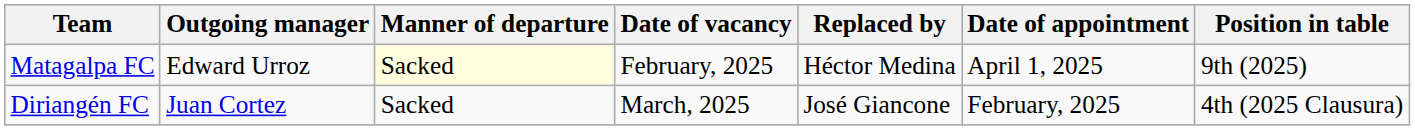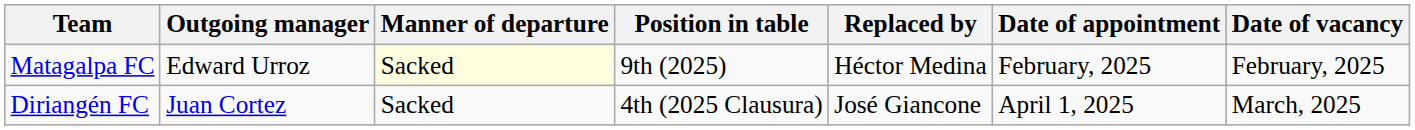columns swapped: (706, 24) <-> (1302, 24)
(1035, 64) April 1, 2025 -> (1075, 64) February, 2025
(1044, 104) February, 2025 -> (1066, 104) April 1, 2025
